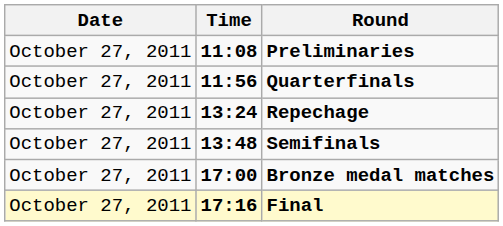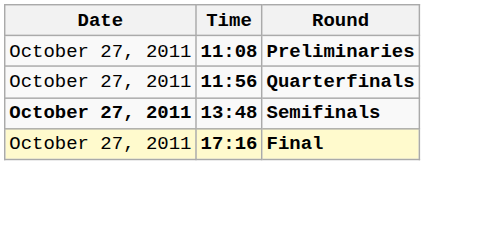- row: (318, 113)
(100, 144) normal -> (100, 113) bold
- row: (380, 175)
